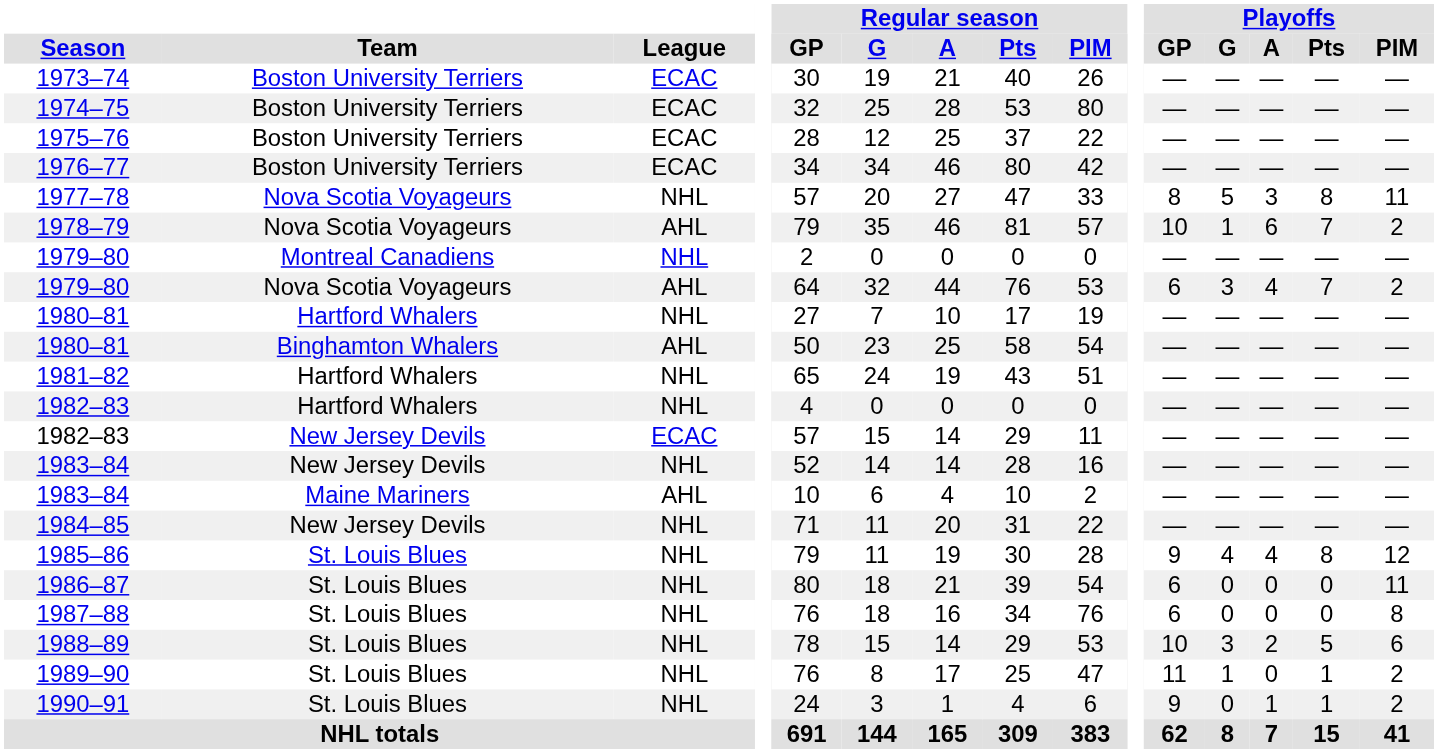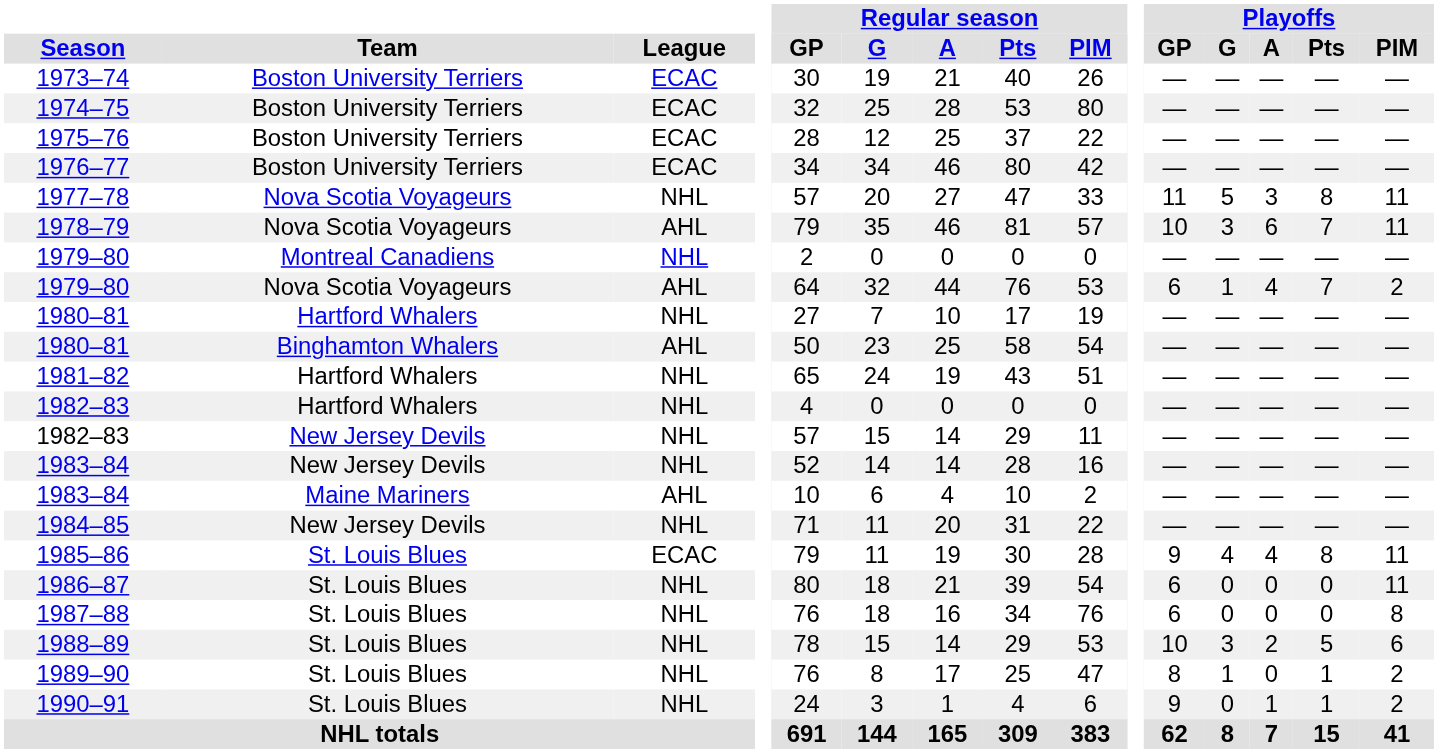(1174, 197) 8 -> (1174, 197) 11
(1227, 227) 1 -> (1227, 227) 3
(1397, 227) 2 -> (1397, 227) 11
(1227, 286) 3 -> (1227, 286) 1
(684, 435) ECAC -> (684, 435) NHL
(684, 555) NHL -> (684, 555) ECAC
(1397, 555) 12 -> (1397, 555) 11
(1174, 674) 11 -> (1174, 674) 8
